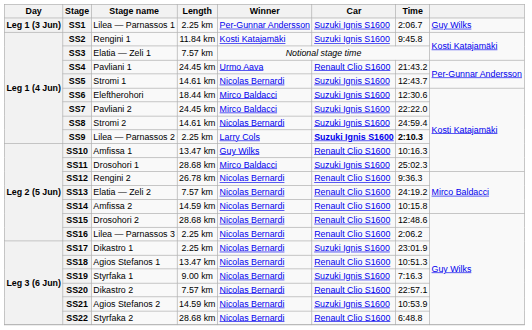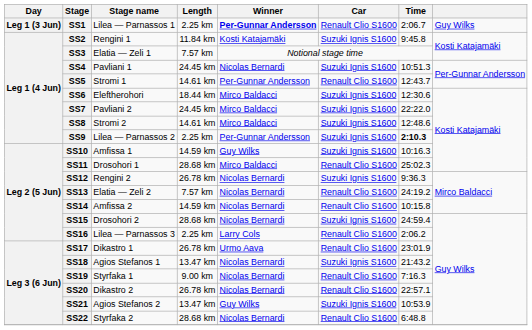(265, 25) normal -> (268, 25) bold
(352, 25) Suzuki Ignis S1600 -> (359, 25) Renault Clio S1600
(241, 67) Urmo Aava -> (252, 67) Nicolas Bernardi
(352, 67) Renault Clio S1600 -> (359, 67) Suzuki Ignis S1600
(413, 67) 21:43.2 -> (416, 67) 10:51.3
(252, 81) Nicolas Bernardi -> (265, 81) Per-Gunnar Andersson
(352, 81) Suzuki Ignis S1600 -> (359, 81) Renault Clio S1600
(252, 122) Nicolas Bernardi -> (248, 122) Mirco Baldacci
(413, 122) 24:59.4 -> (416, 122) 12:48.6
(240, 136) Larry Cols -> (265, 136) Per-Gunnar Andersson
(354, 136) bold -> (359, 136) normal
(197, 150) 13.47 km -> (197, 150) 14.59 km
(352, 150) Renault Clio S1600 -> (359, 150) Suzuki Ignis S1600
(352, 164) Suzuki Ignis S1600 -> (359, 164) Renault Clio S1600
(352, 178) Renault Clio S1600 -> (359, 178) Suzuki Ignis S1600
(352, 220) Renault Clio S1600 -> (359, 220) Suzuki Ignis S1600
(413, 220) 12:48.6 -> (416, 220) 24:59.4
(252, 234) Nicolas Bernardi -> (240, 234) Larry Cols
(197, 248) 2.25 km -> (197, 248) 26.78 km
(252, 248) Nicolas Bernardi -> (241, 248) Urmo Aava
(352, 248) Suzuki Ignis S1600 -> (359, 248) Renault Clio S1600
(352, 262) Renault Clio S1600 -> (359, 262) Suzuki Ignis S1600
(413, 262) 10:51.3 -> (416, 262) 21:43.2
(352, 276) Suzuki Ignis S1600 -> (359, 276) Renault Clio S1600
(197, 290) 7.57 km -> (197, 290) 26.78 km
(197, 304) 14.59 km -> (197, 304) 13.47 km
(252, 304) Nicolas Bernardi -> (239, 304) Guy Wilks
